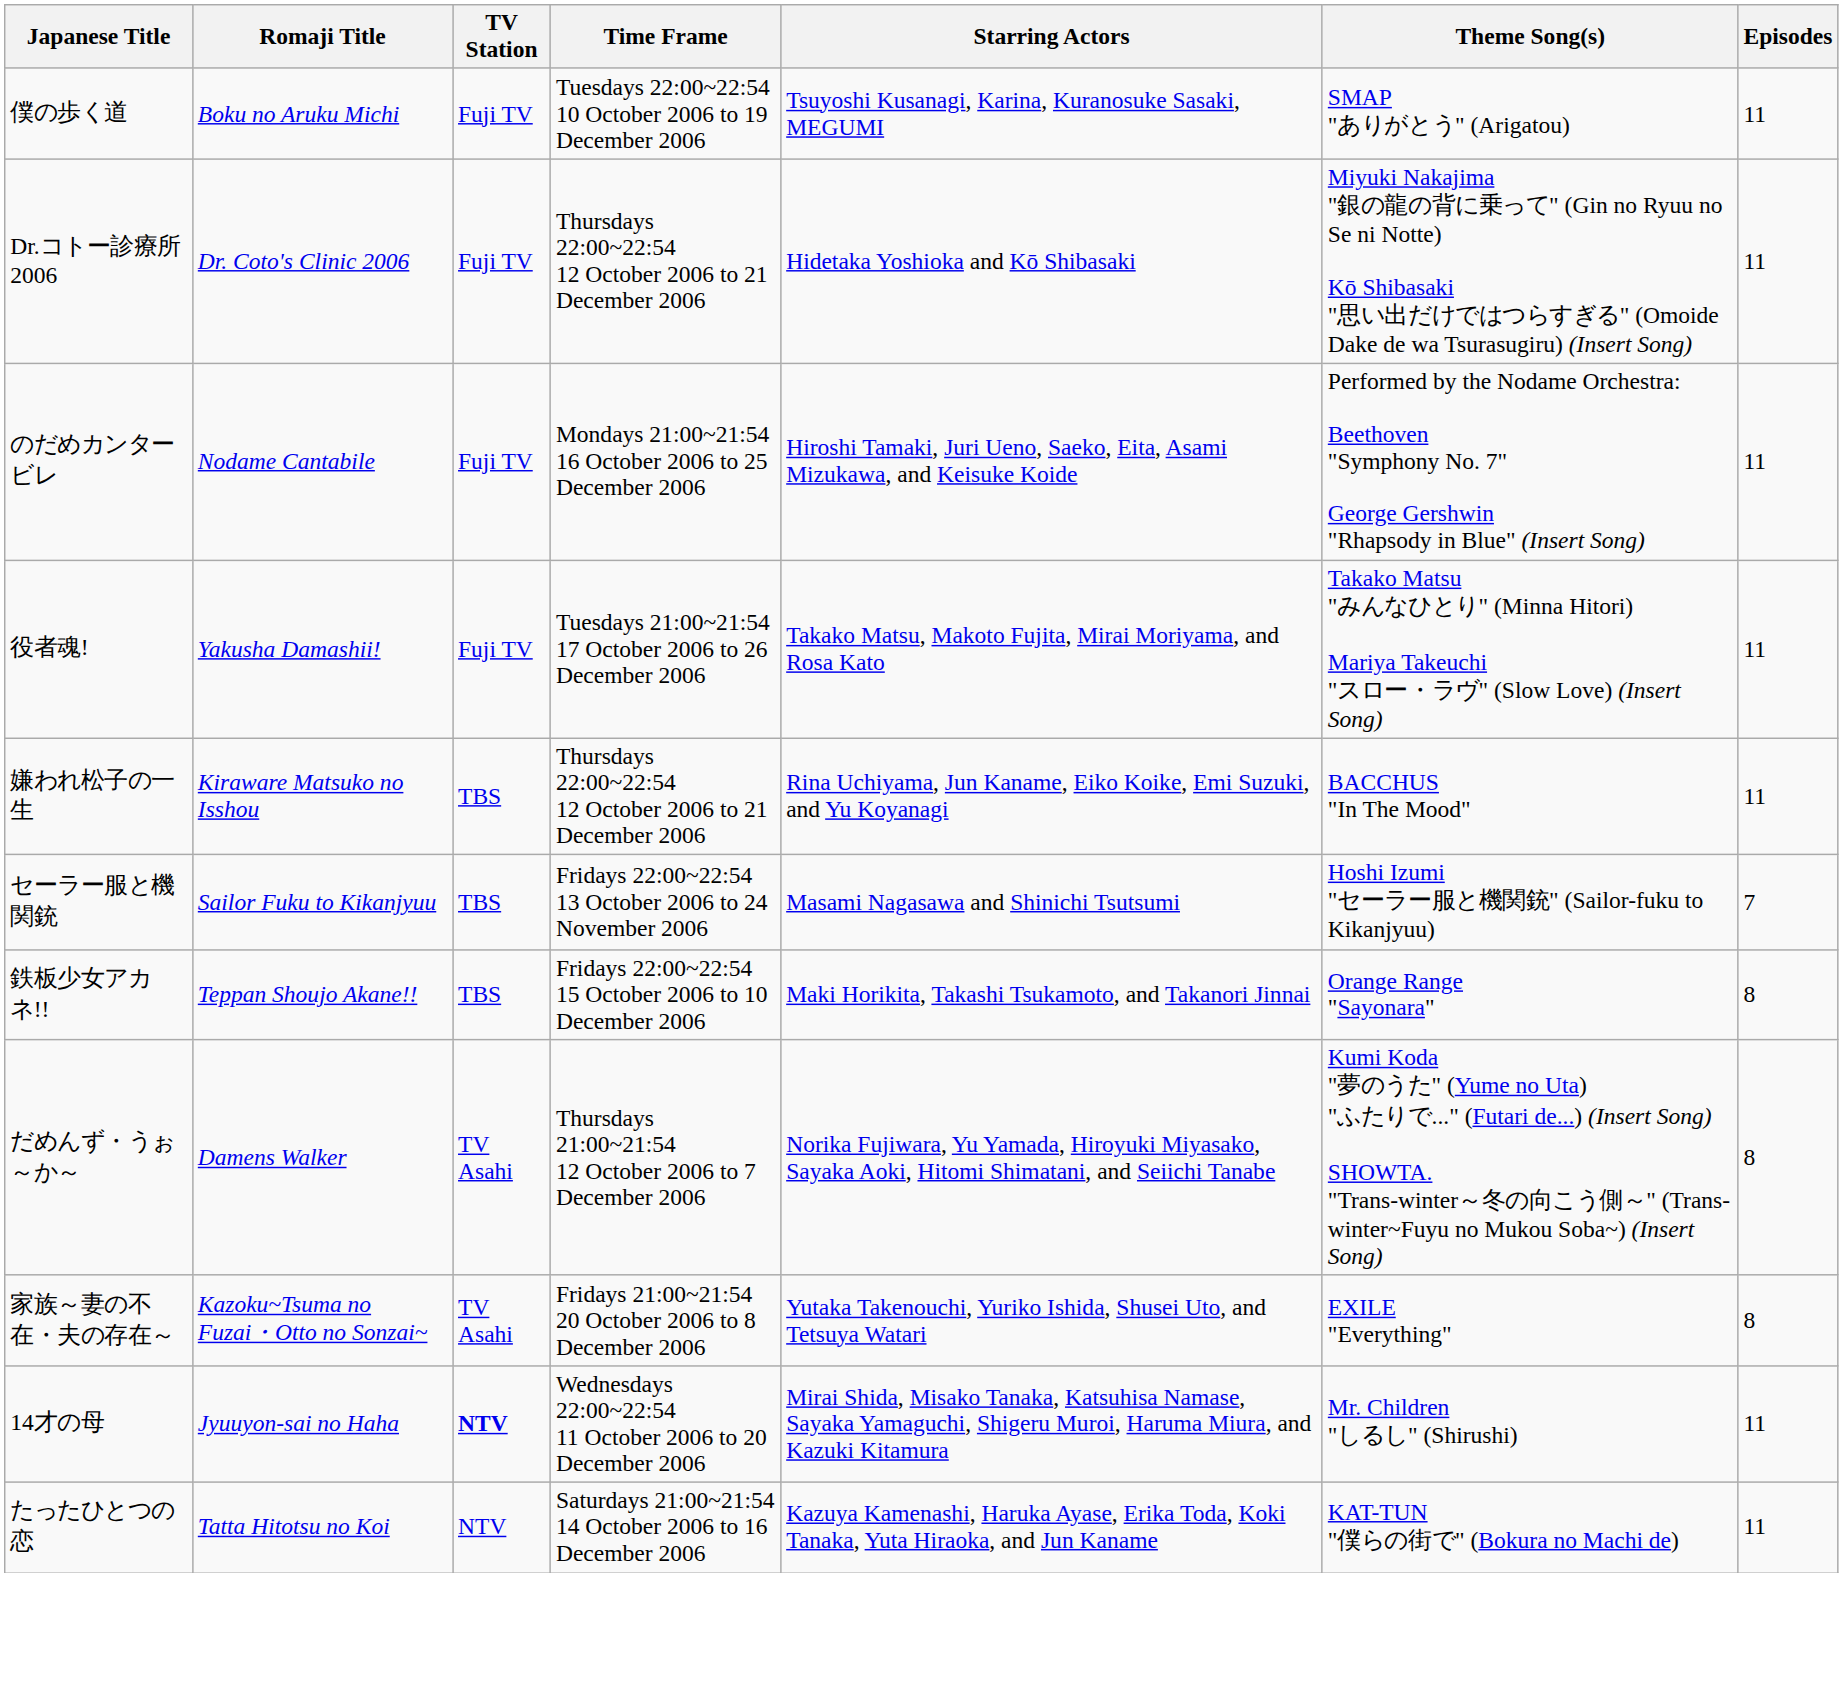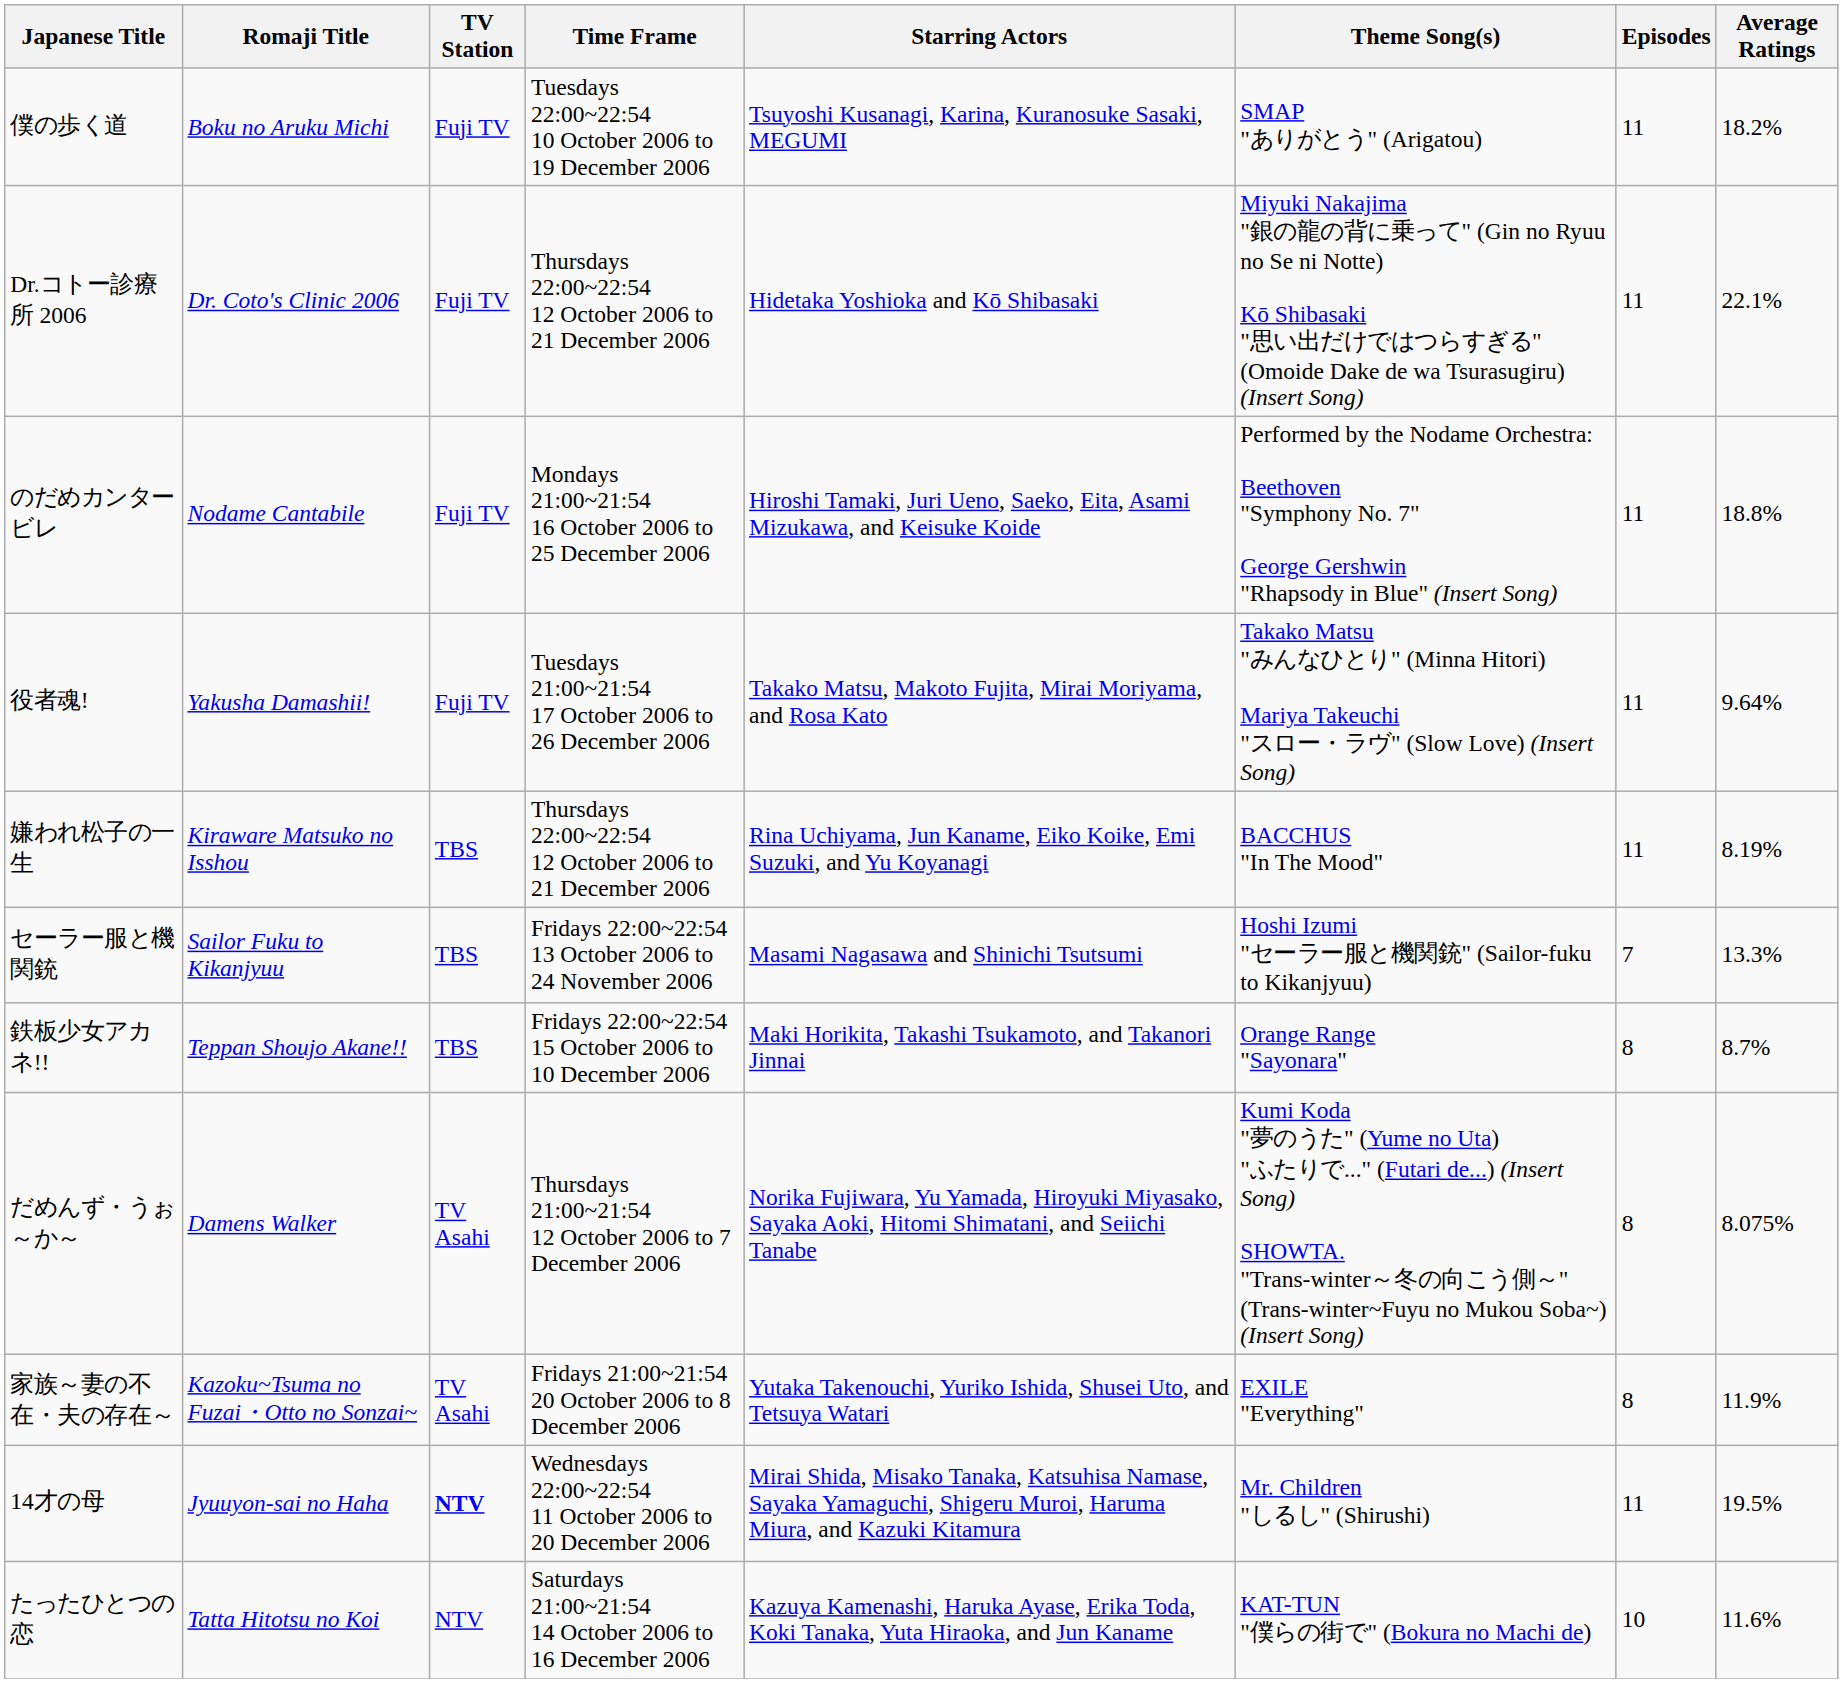+ column: (1777, 36)
(1755, 1527) 11 -> (1633, 1619) 10
